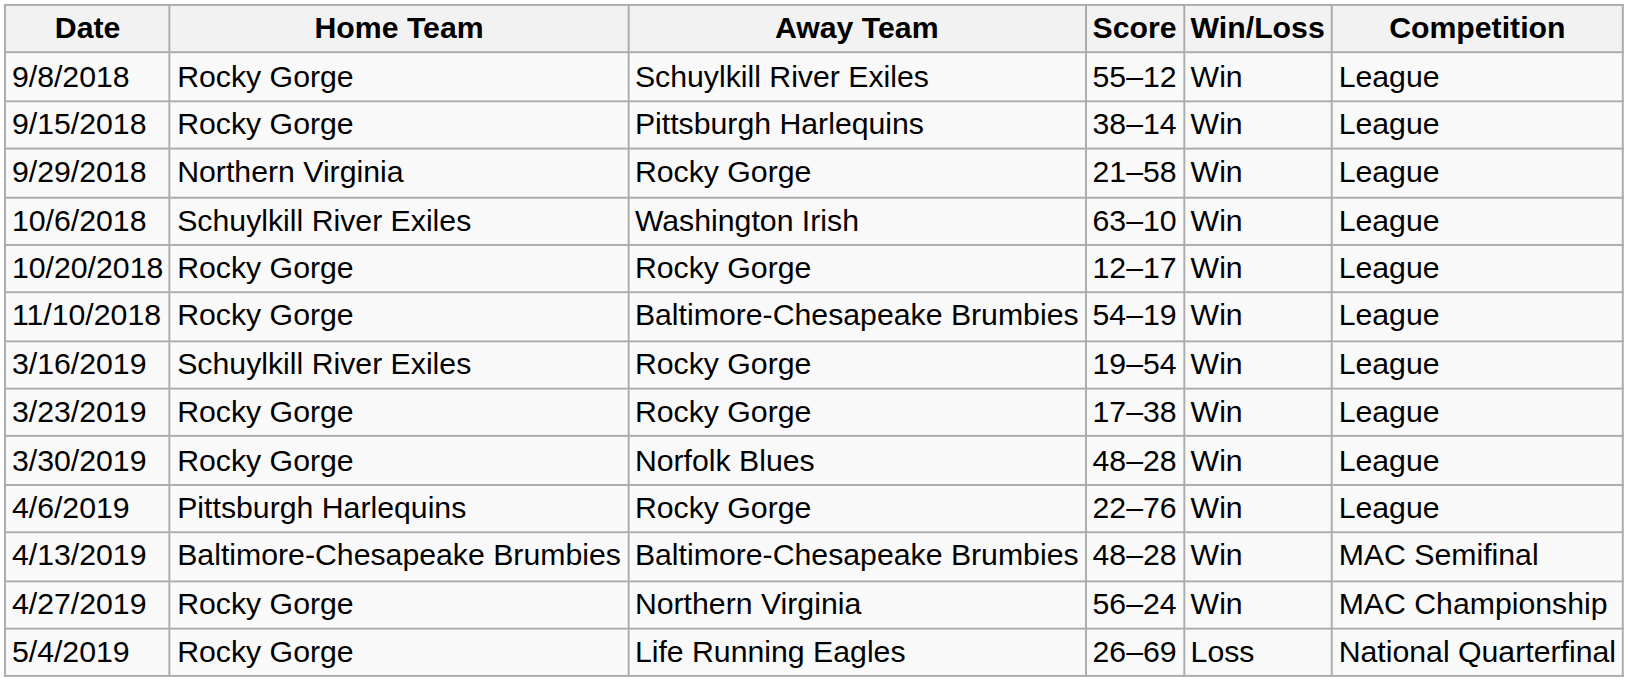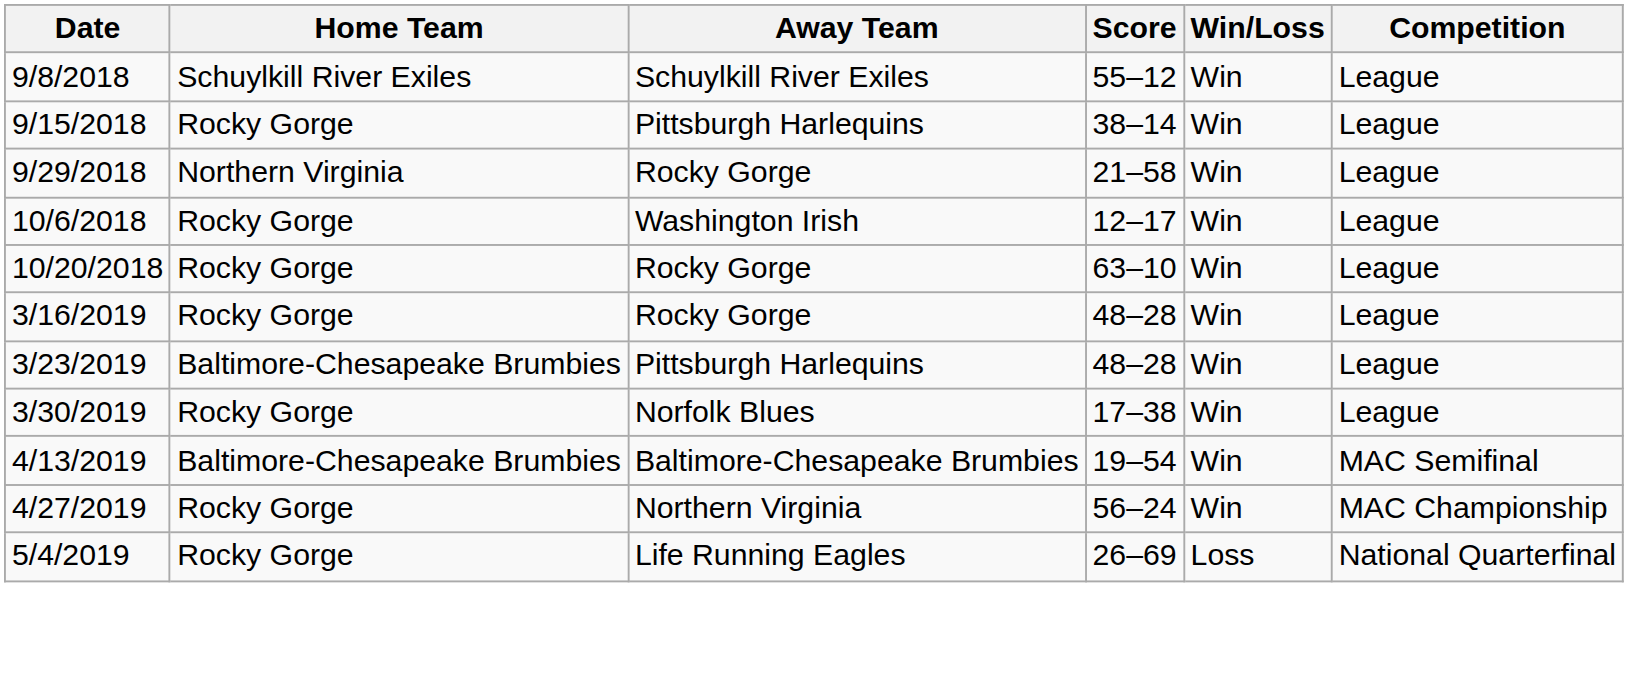(265, 76) Rocky Gorge -> (324, 76) Schuylkill River Exiles
(324, 220) Schuylkill River Exiles -> (265, 220) Rocky Gorge
(1135, 220) 63–10 -> (1135, 220) 12–17
(1135, 268) 12–17 -> (1135, 268) 63–10
- row: (86, 316)
(324, 364) Schuylkill River Exiles -> (265, 316) Rocky Gorge
(1135, 364) 19–54 -> (1135, 316) 48–28
(265, 412) Rocky Gorge -> (399, 364) Baltimore-Chesapeake Brumbies
(723, 412) Rocky Gorge -> (779, 364) Pittsburgh Harlequins
(1135, 412) 17–38 -> (1135, 364) 48–28
(1135, 460) 48–28 -> (1135, 412) 17–38
- row: (71, 508)
(1135, 556) 48–28 -> (1135, 460) 19–54
